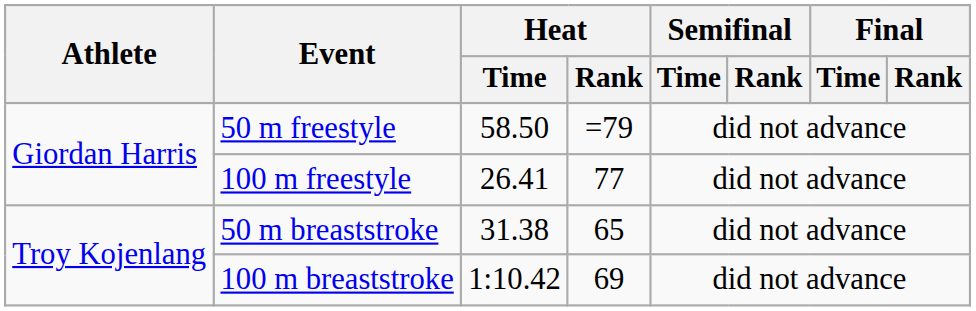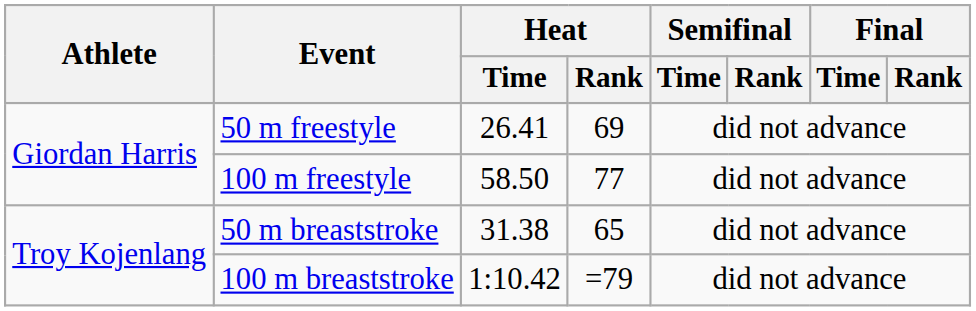(515, 128) 58.50 -> (515, 128) 26.41
(609, 128) =79 -> (609, 128) 69
(515, 179) 26.41 -> (515, 179) 58.50
(609, 280) 69 -> (609, 280) =79
